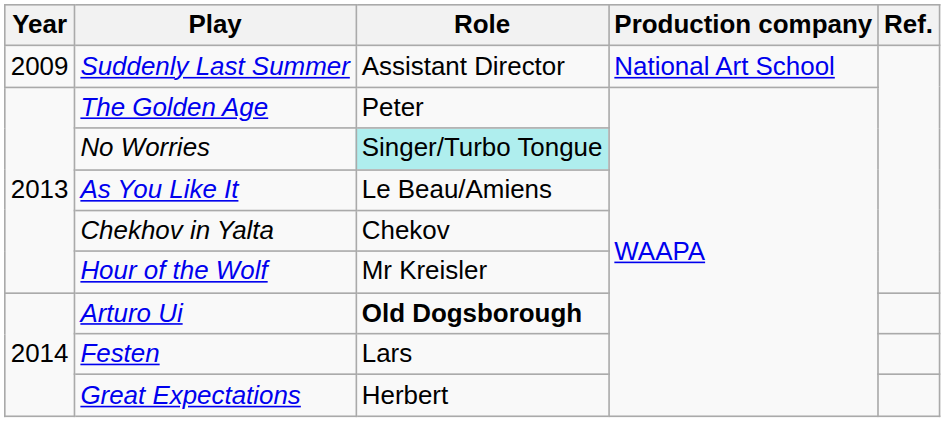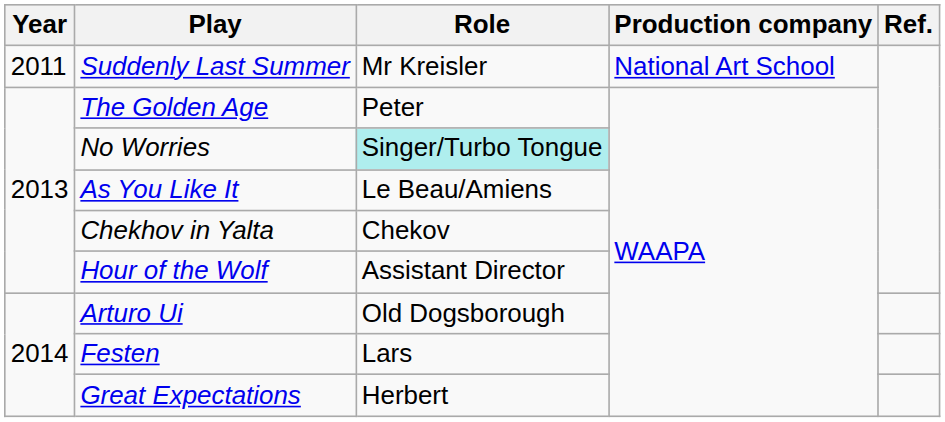(40, 66) 2009 -> (39, 66) 2011
(463, 66) Assistant Director -> (424, 66) Mr Kreisler
(424, 271) Mr Kreisler -> (463, 271) Assistant Director
(472, 312) bold -> (463, 312) normal
